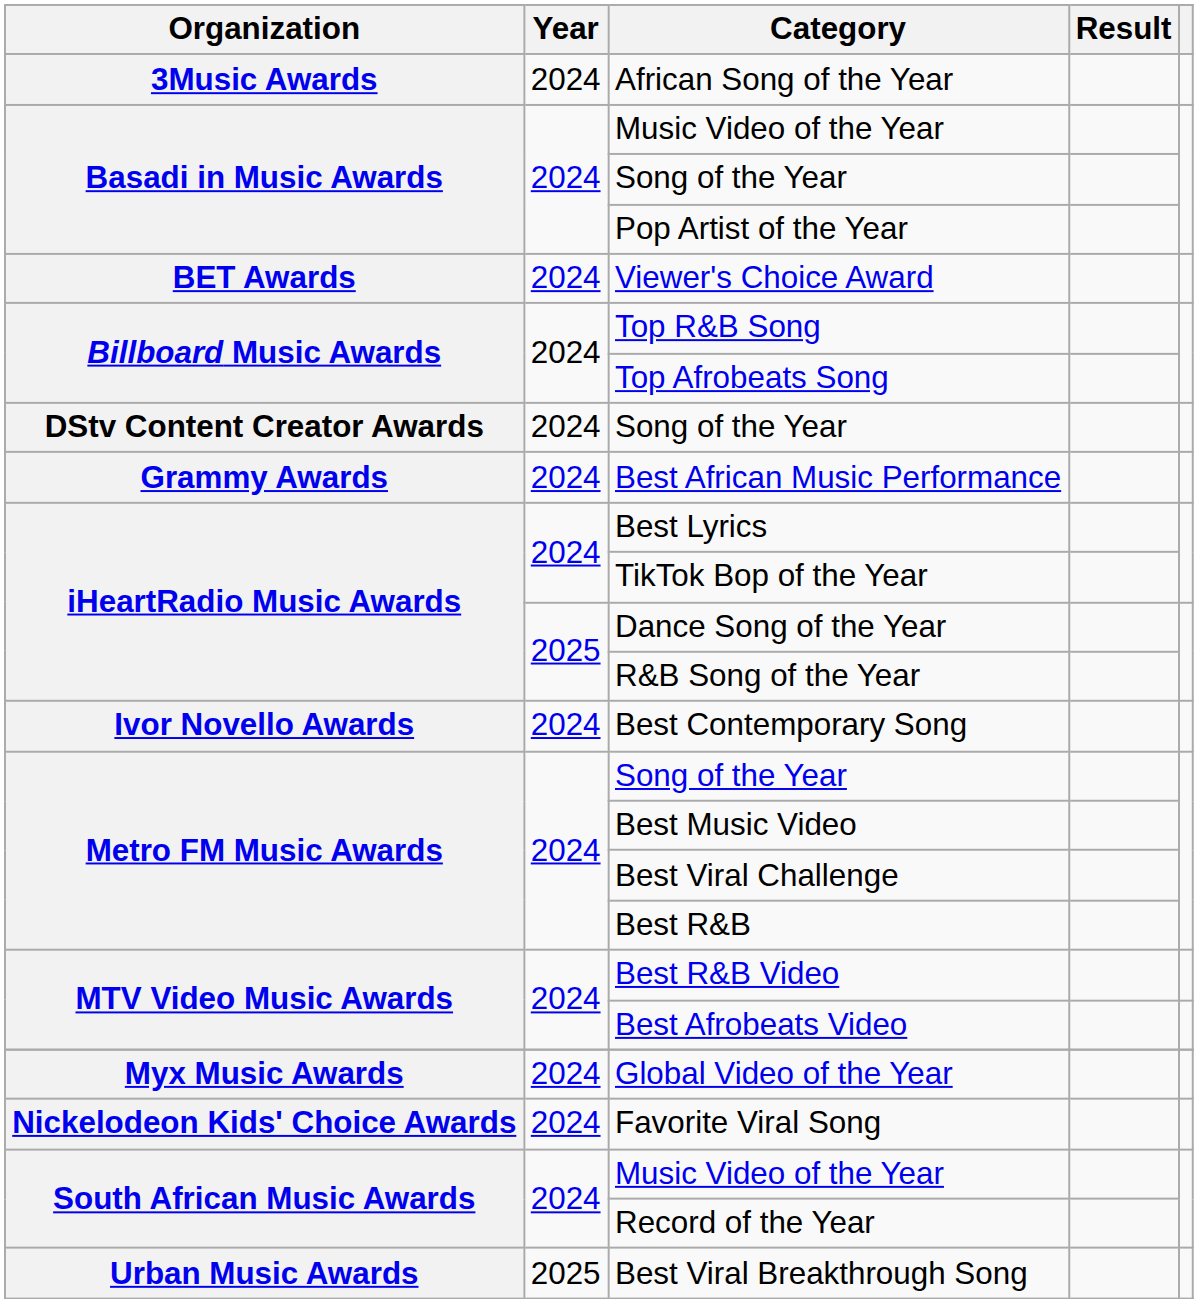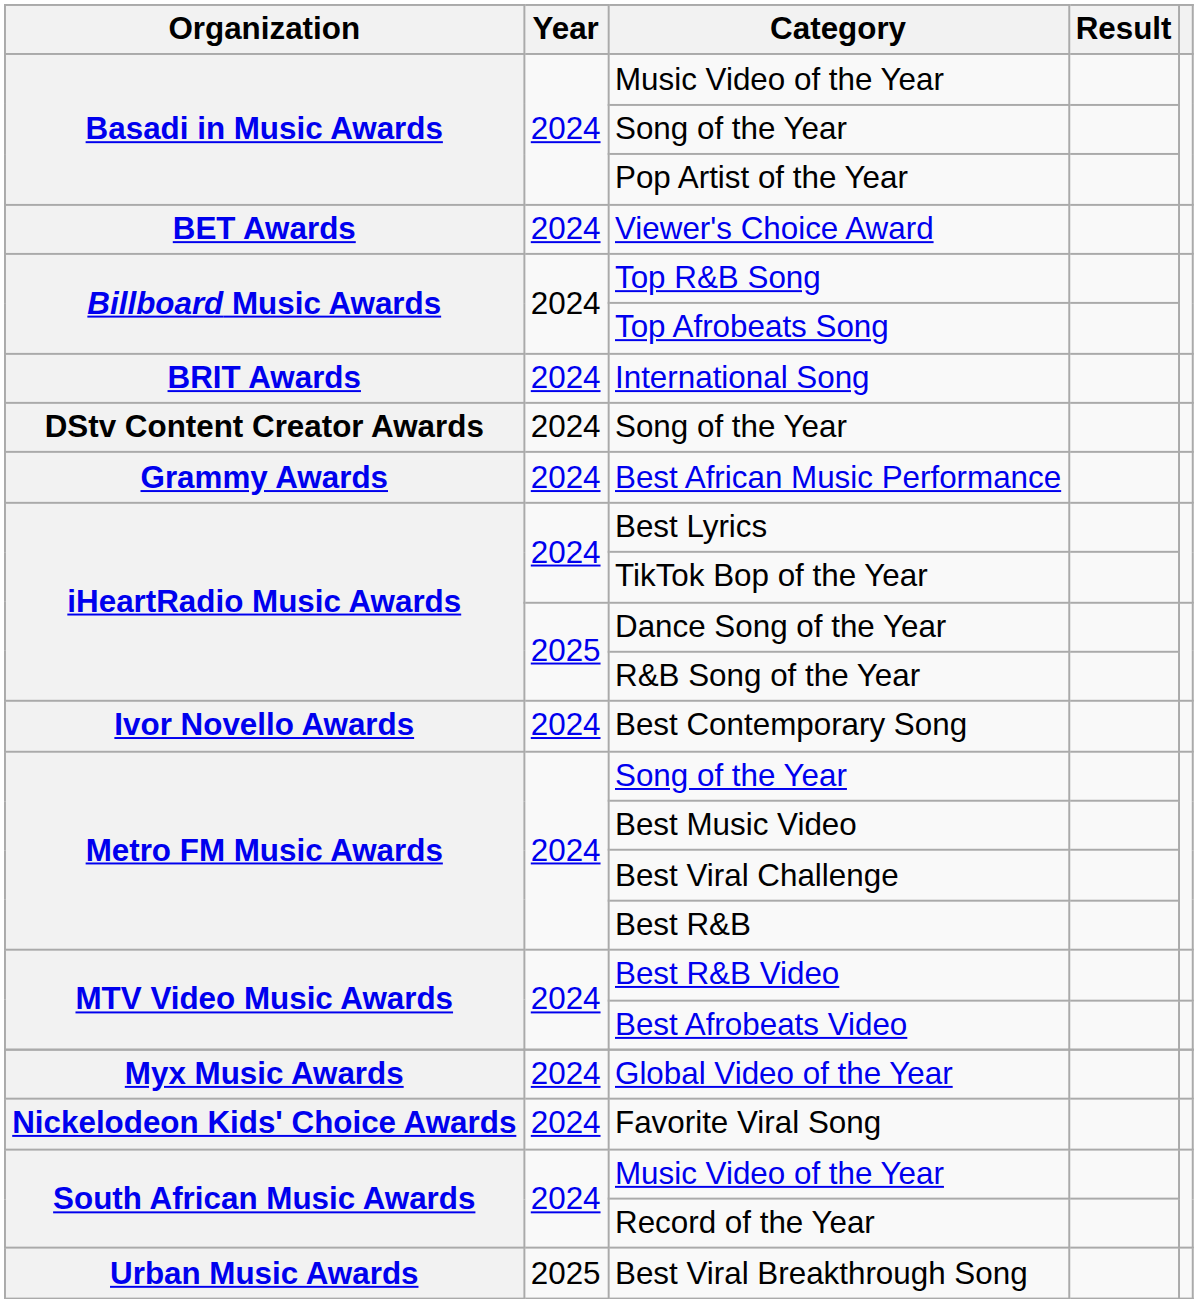- row: (264, 79)
+ row: (264, 377)
